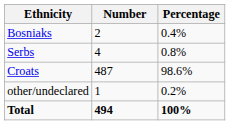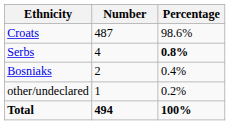rows swapped: (23, 71) <-> (29, 33)
(174, 52) normal -> (175, 52) bold
